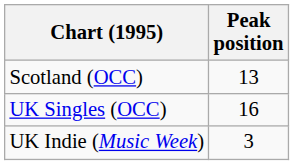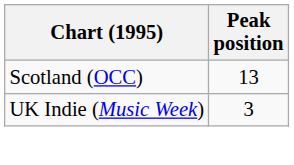- row: (88, 109)
